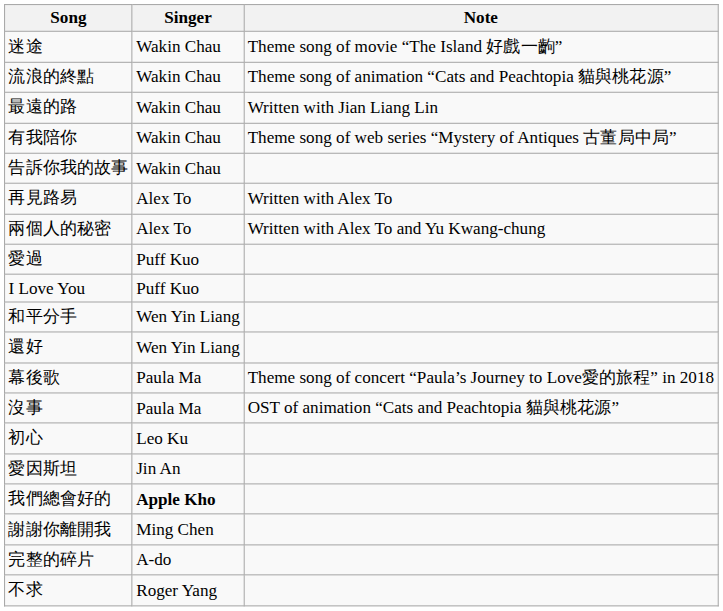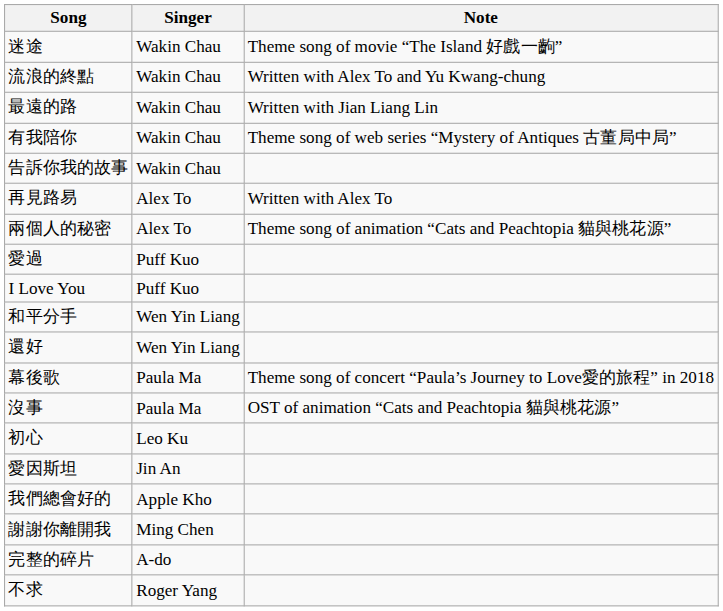(459, 76) Theme song of animation “Cats and Peachtopia 貓與桃花源” -> (396, 77) Written with Alex To and Yu Kwang-chung
(396, 228) Written with Alex To and Yu Kwang-chung -> (459, 228) Theme song of animation “Cats and Peachtopia 貓與桃花源”
(176, 499) bold -> (174, 499) normal
